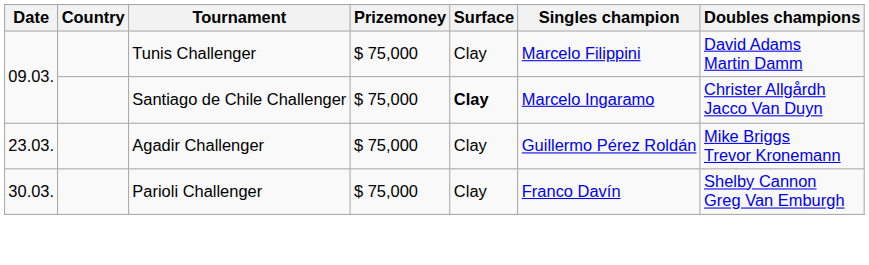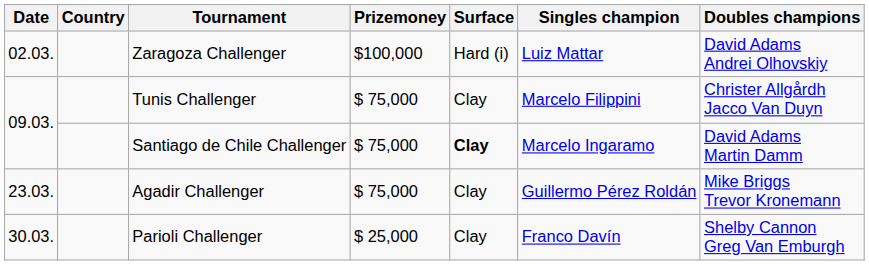+ row: (209, 53)
(753, 53) David Adams Martin Damm -> (765, 99) Christer Allgårdh Jacco Van Duyn
(765, 99) Christer Allgårdh Jacco Van Duyn -> (753, 145) David Adams Martin Damm
(386, 190) $ 75,000 -> (386, 236) $ 25,000
